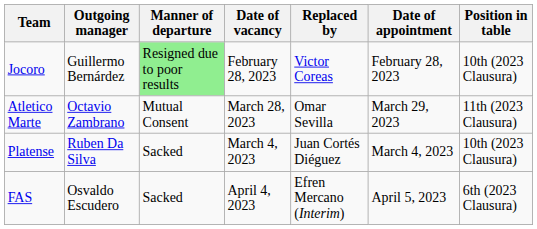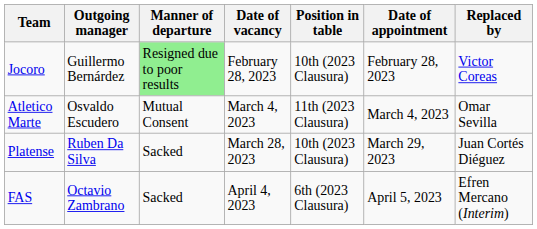columns swapped: (330, 23) <-> (496, 23)
(96, 114) Octavio Zambrano -> (93, 114) Osvaldo Escudero
(256, 114) March 28, 2023 -> (253, 114) March 4, 2023
(400, 114) March 29, 2023 -> (408, 114) March 4, 2023
(253, 152) March 4, 2023 -> (256, 152) March 28, 2023
(412, 152) March 4, 2023 -> (396, 152) March 29, 2023
(93, 197) Osvaldo Escudero -> (96, 197) Octavio Zambrano
